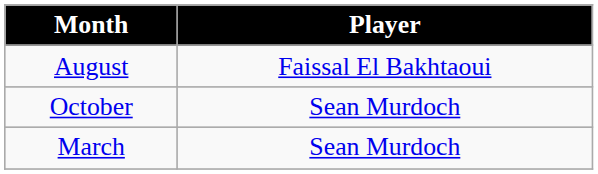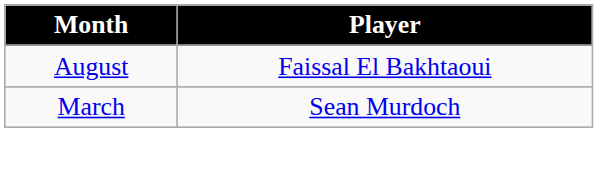- row: (91, 106)
